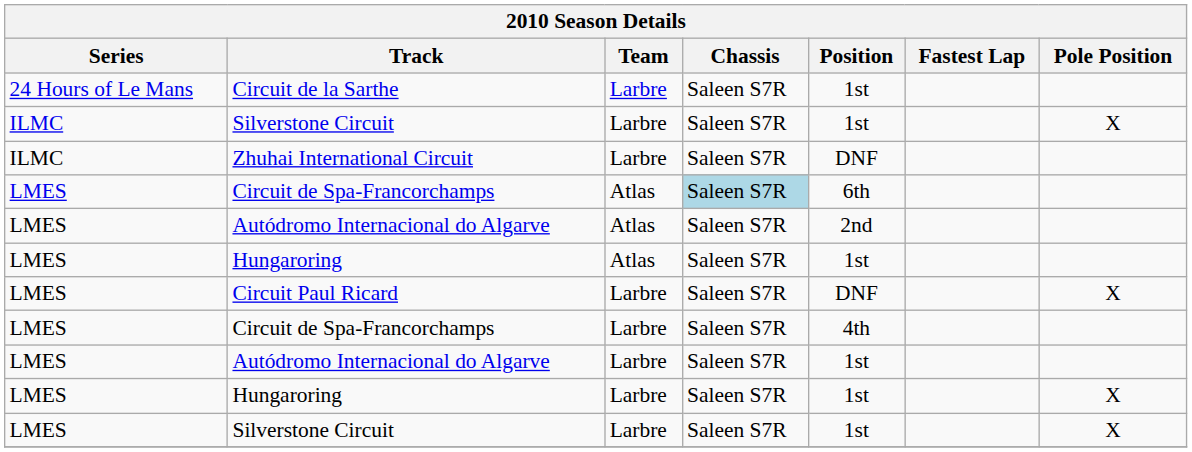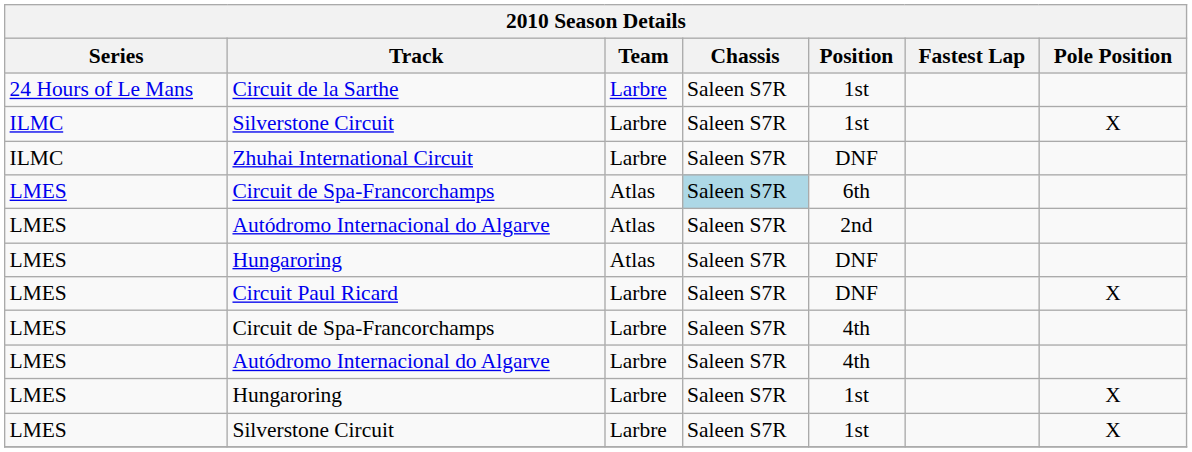(856, 259) 1st -> (856, 259) DNF
(856, 361) 1st -> (856, 361) 4th
